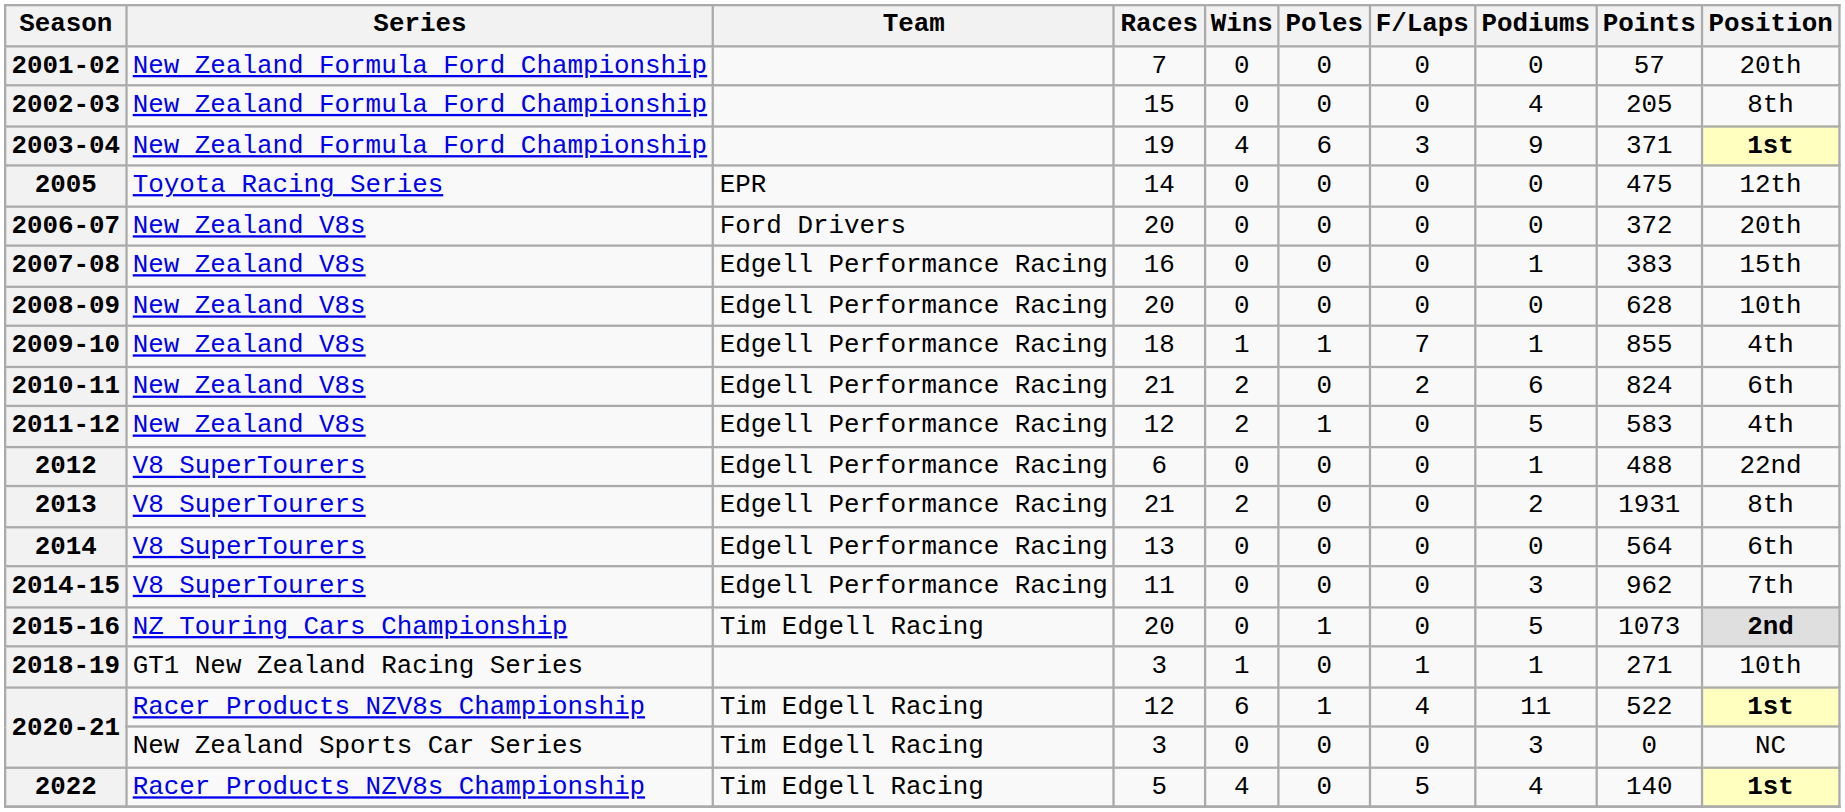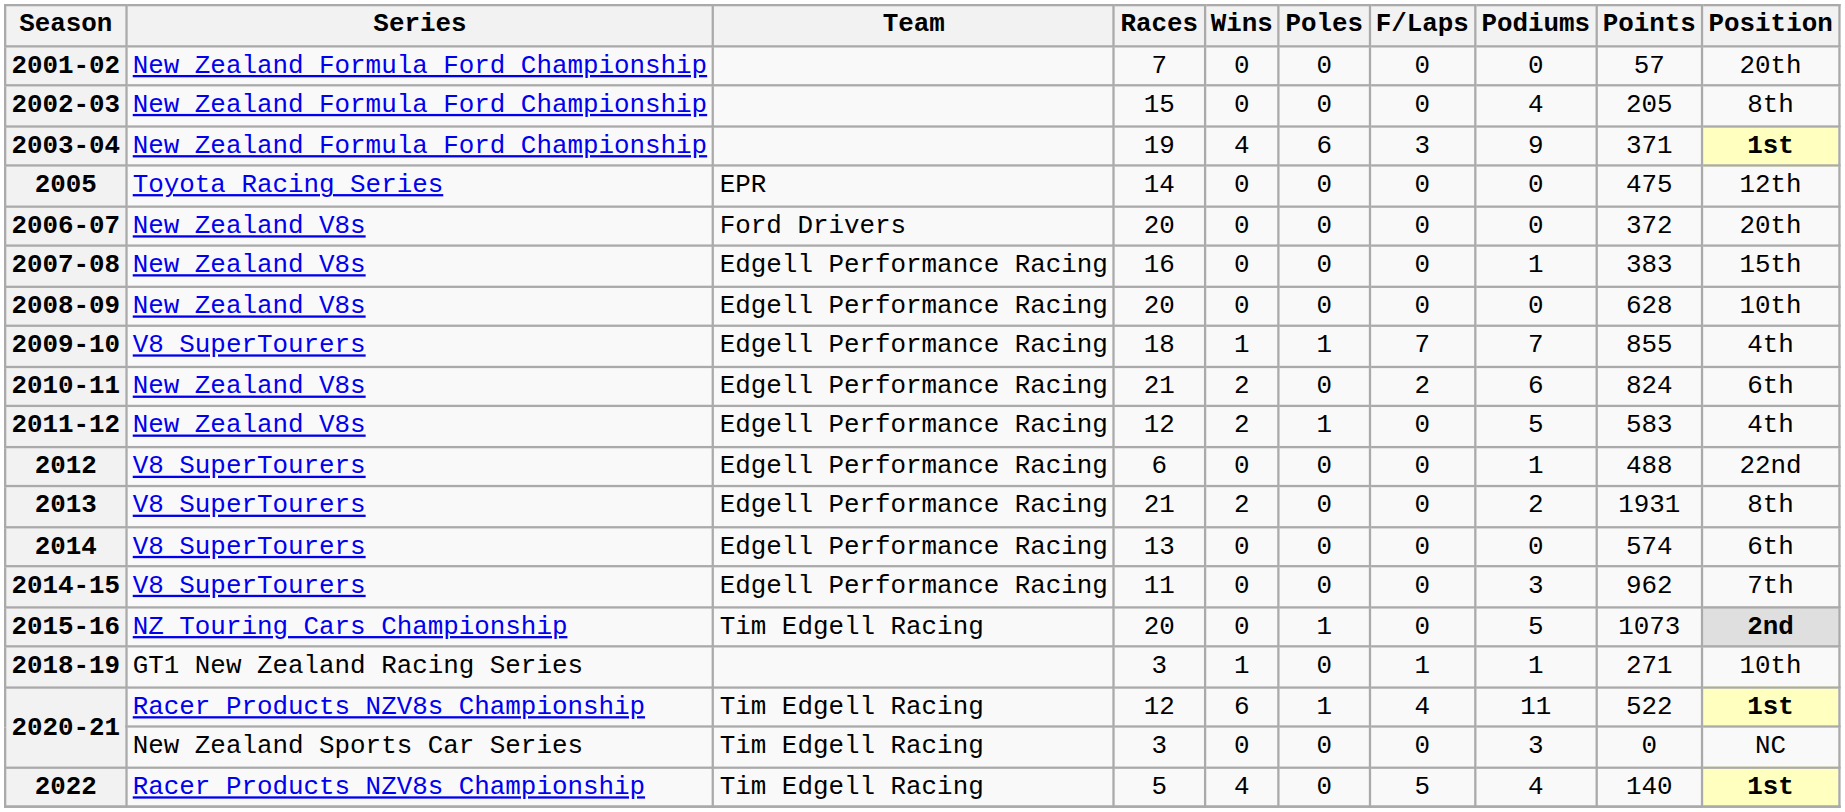(249, 346) New Zealand V8s -> (249, 346) V8 SuperTourers
(1536, 346) 1 -> (1536, 346) 7
(1649, 546) 564 -> (1649, 546) 574
